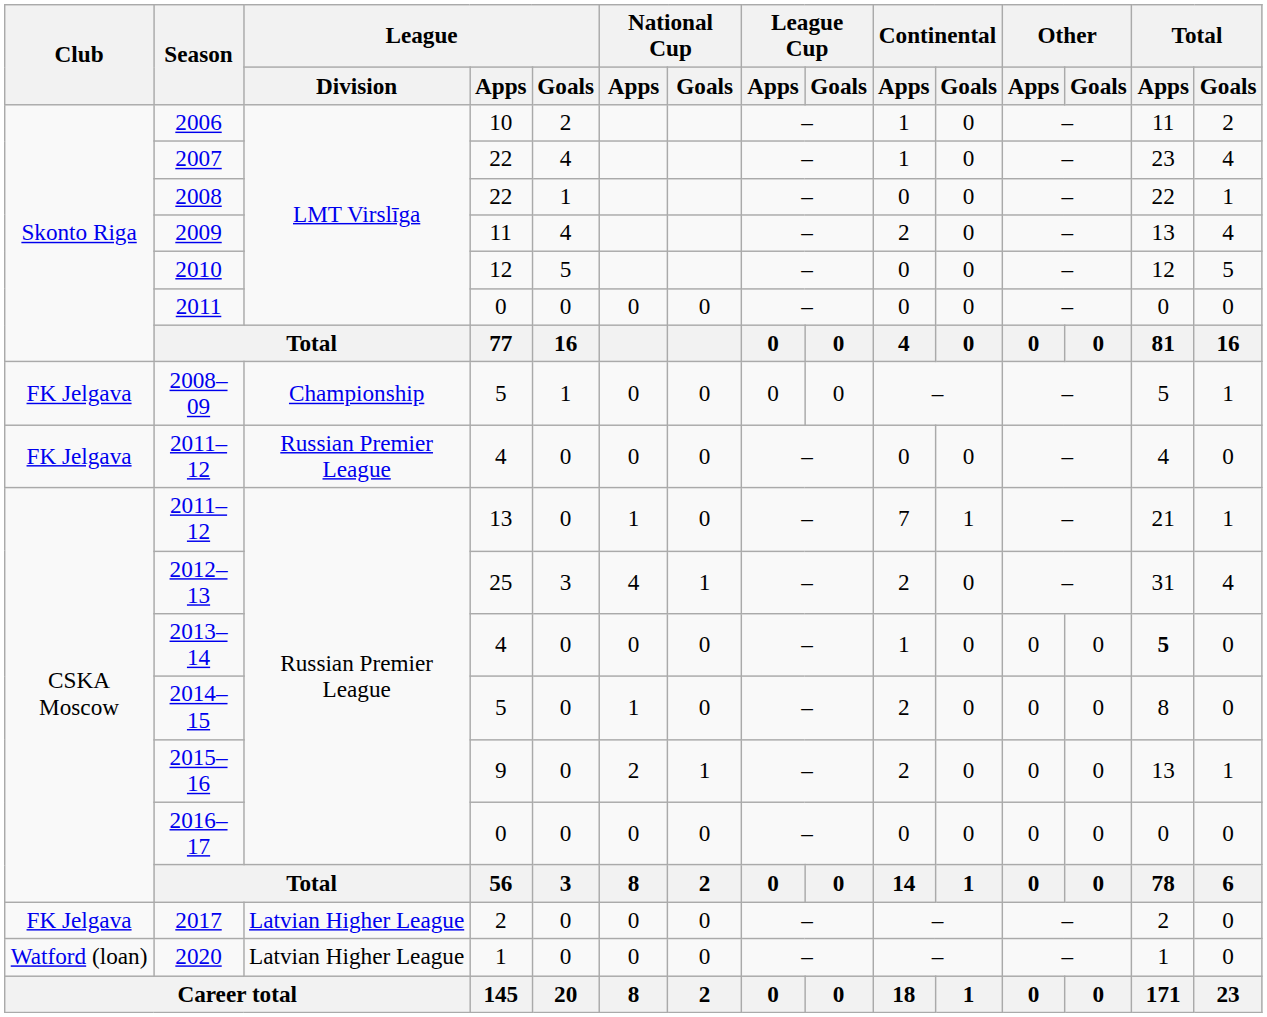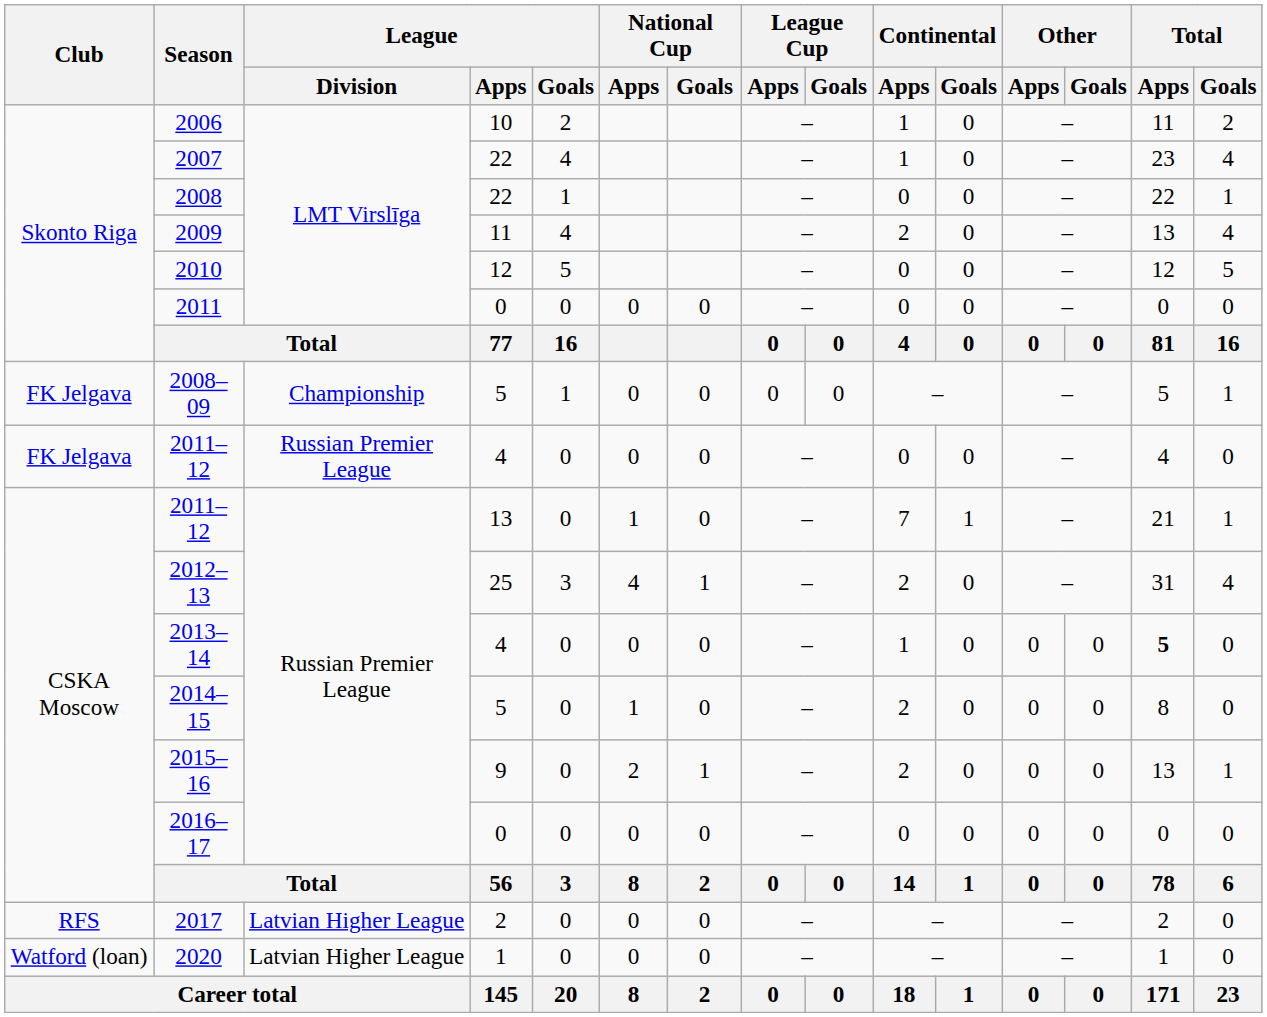(79, 920) FK Jelgava -> (79, 920) RFS
